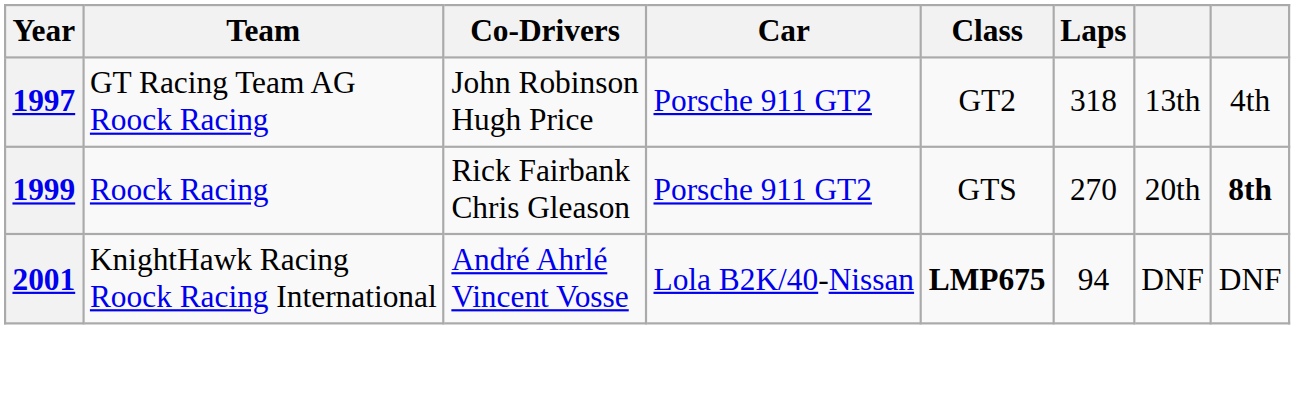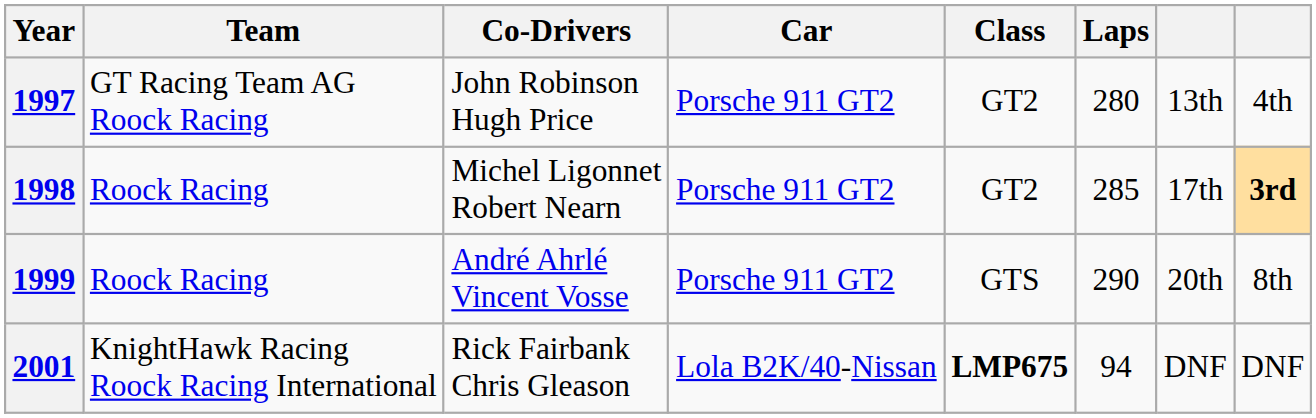(1093, 101) 318 -> (1116, 101) 280
+ row: (44, 189)
(541, 189) Rick Fairbank Chris Gleason -> (540, 278) André Ahrlé Vincent Vosse
(1093, 189) 270 -> (1116, 278) 290
(1250, 189) bold -> (1273, 278) normal
(540, 278) André Ahrlé Vincent Vosse -> (541, 367) Rick Fairbank Chris Gleason
